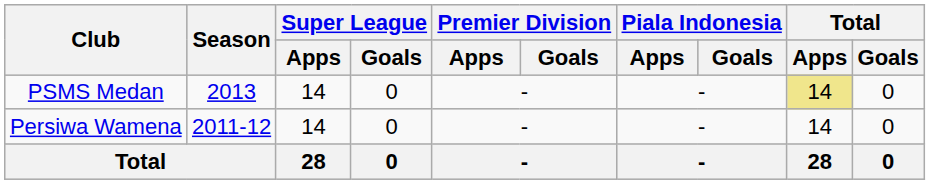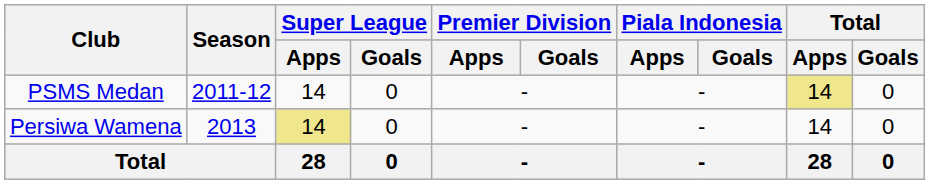(232, 92) 2013 -> (232, 92) 2011-12
(232, 127) 2011-12 -> (232, 127) 2013
(314, 127) no background -> (314, 127) khaki background
